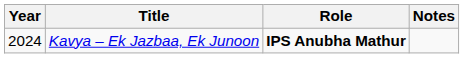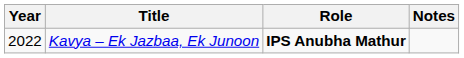(25, 40) 2024 -> (25, 40) 2022
